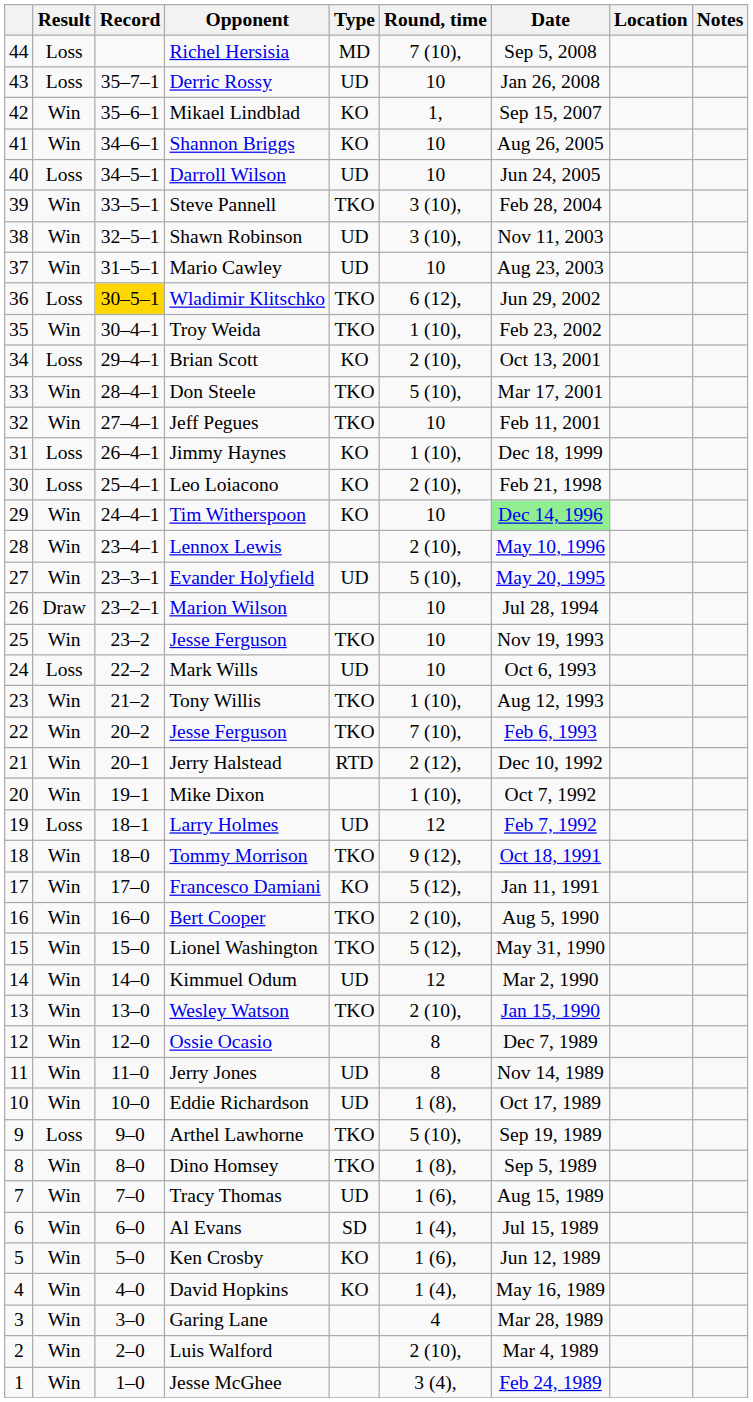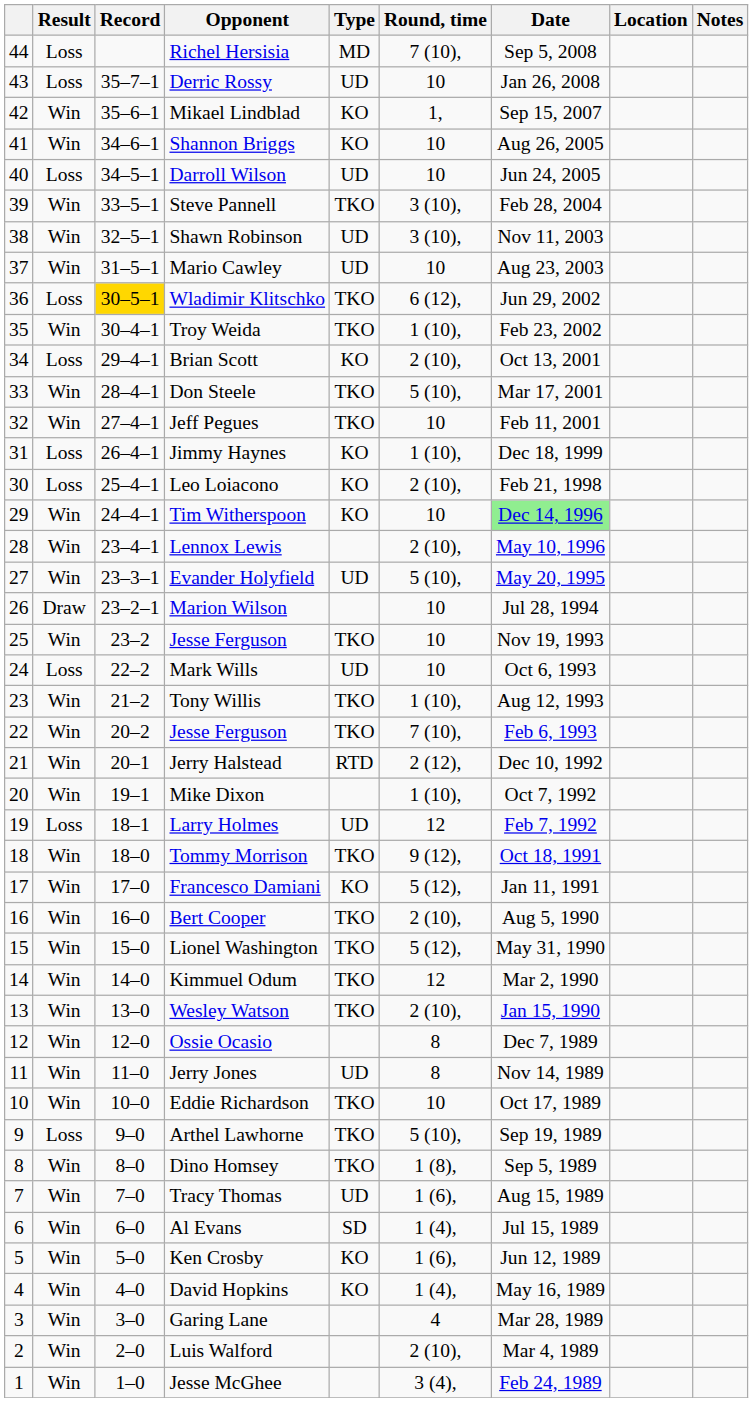(354, 979) UD -> (354, 979) TKO
(354, 1103) UD -> (354, 1103) TKO
(435, 1103) 1 (8), -> (435, 1103) 10
